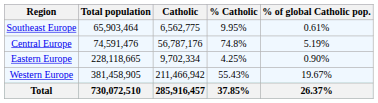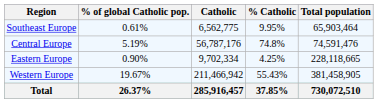columns swapped: (116, 12) <-> (316, 12)
